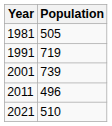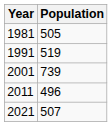(51, 53) 719 -> (51, 53) 519
(51, 111) 510 -> (51, 111) 507
